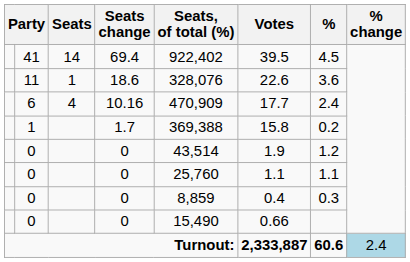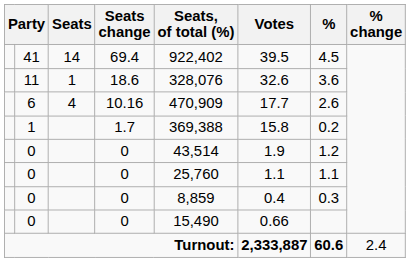(274, 80) 22.6 -> (274, 80) 32.6
(329, 103) 2.4 -> (329, 103) 2.6
(376, 245) lightblue background -> (376, 245) no background
